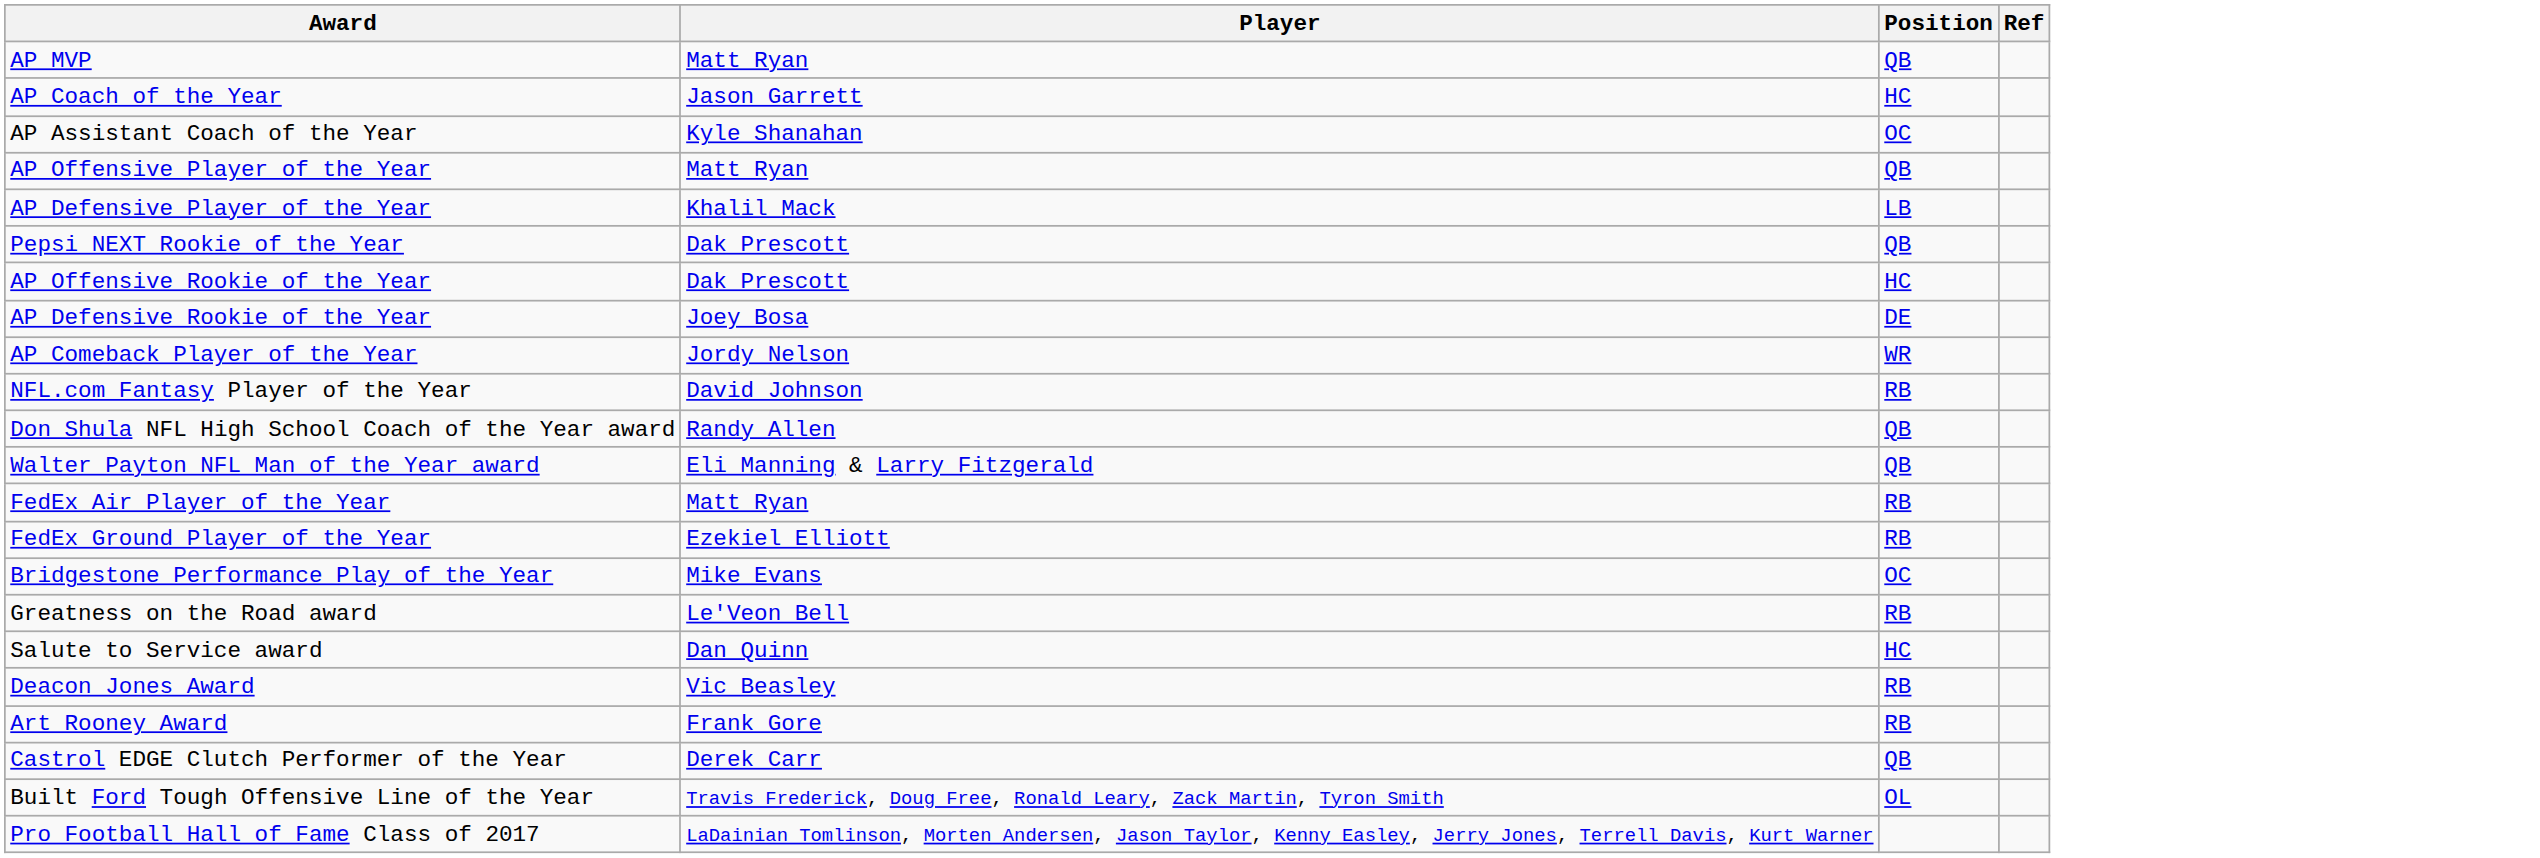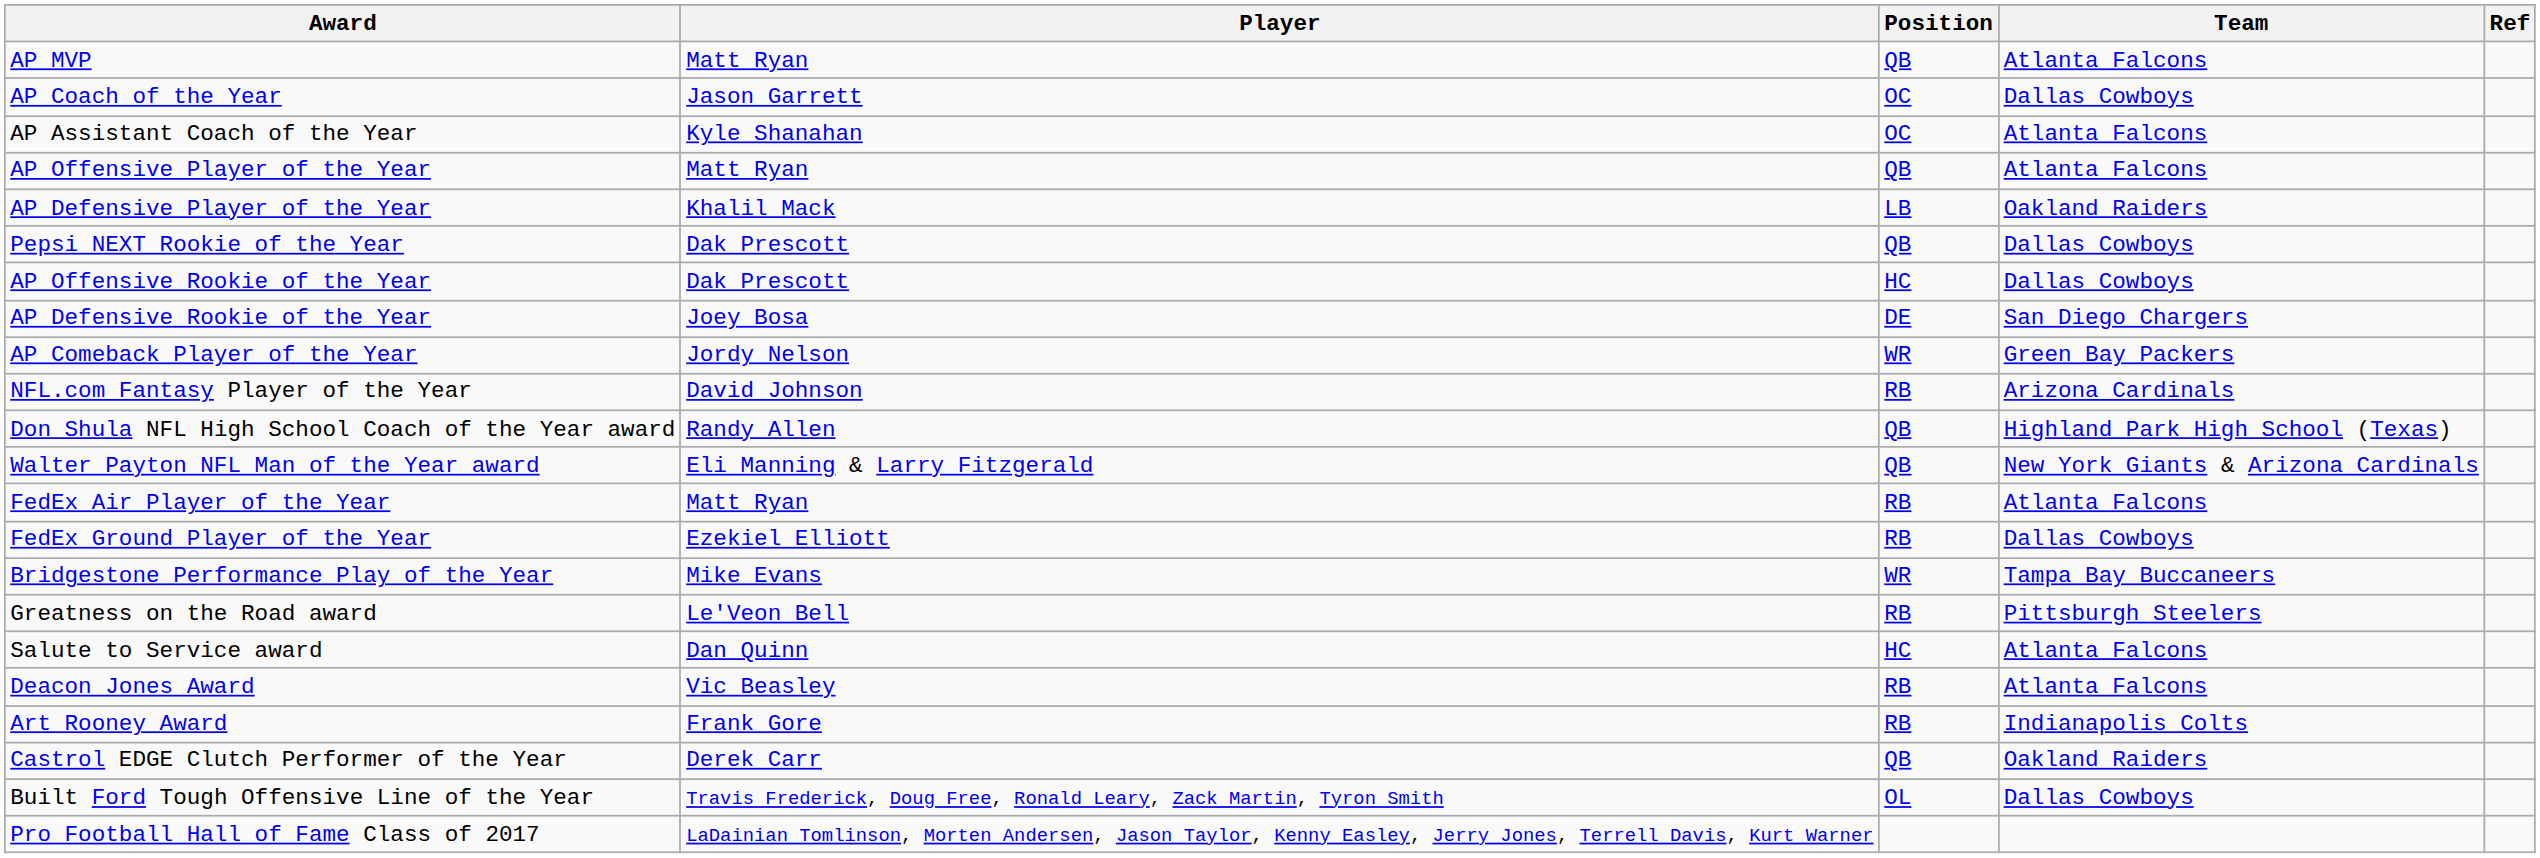+ column: (2241, 23)
(1898, 97) HC -> (1898, 97) OC
(1898, 576) OC -> (1898, 576) WR
